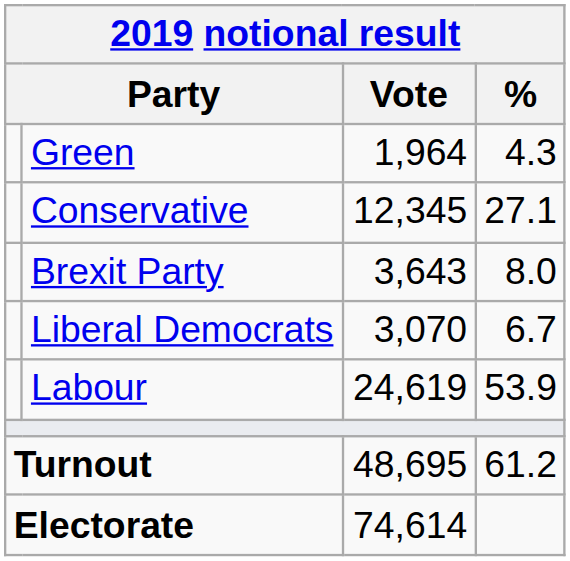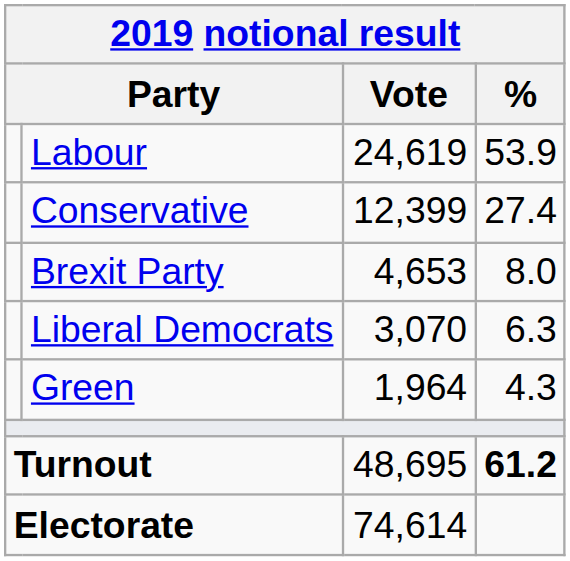rows swapped: (89, 388) <-> (83, 152)
(410, 211) 12,345 -> (410, 211) 12,399
(521, 211) 27.1 -> (521, 211) 27.4
(420, 270) 3,643 -> (420, 270) 4,653
(531, 329) 6.7 -> (531, 329) 6.3
(521, 465) normal -> (521, 465) bold
